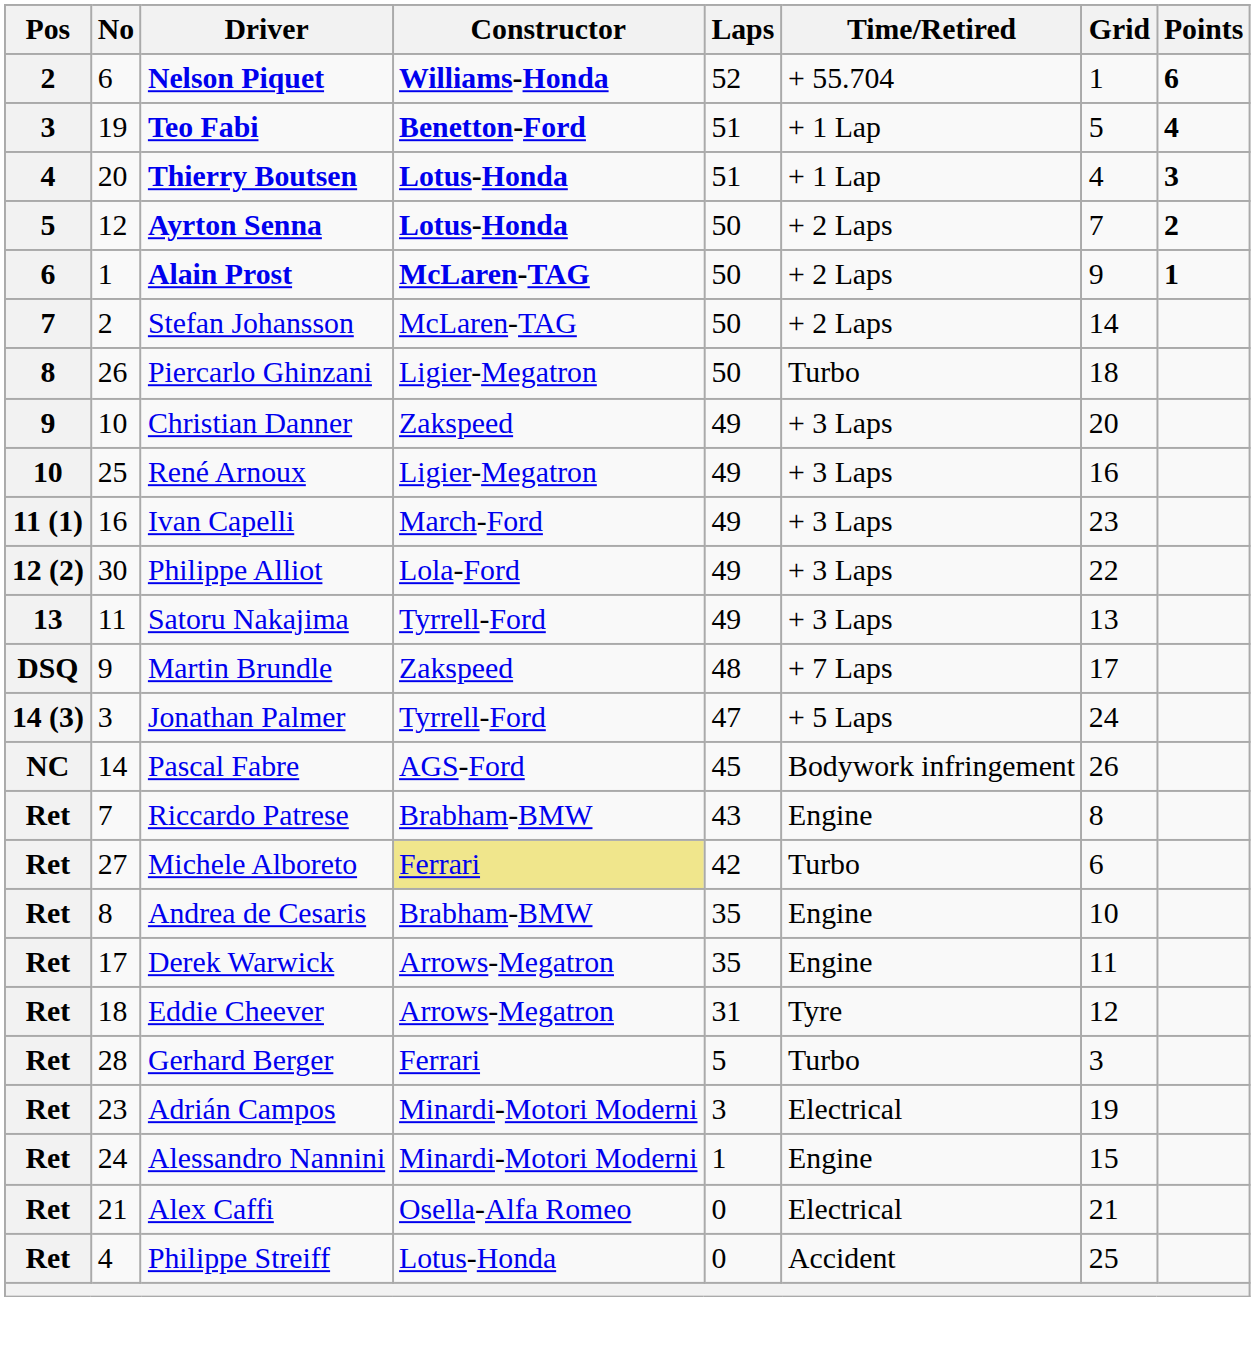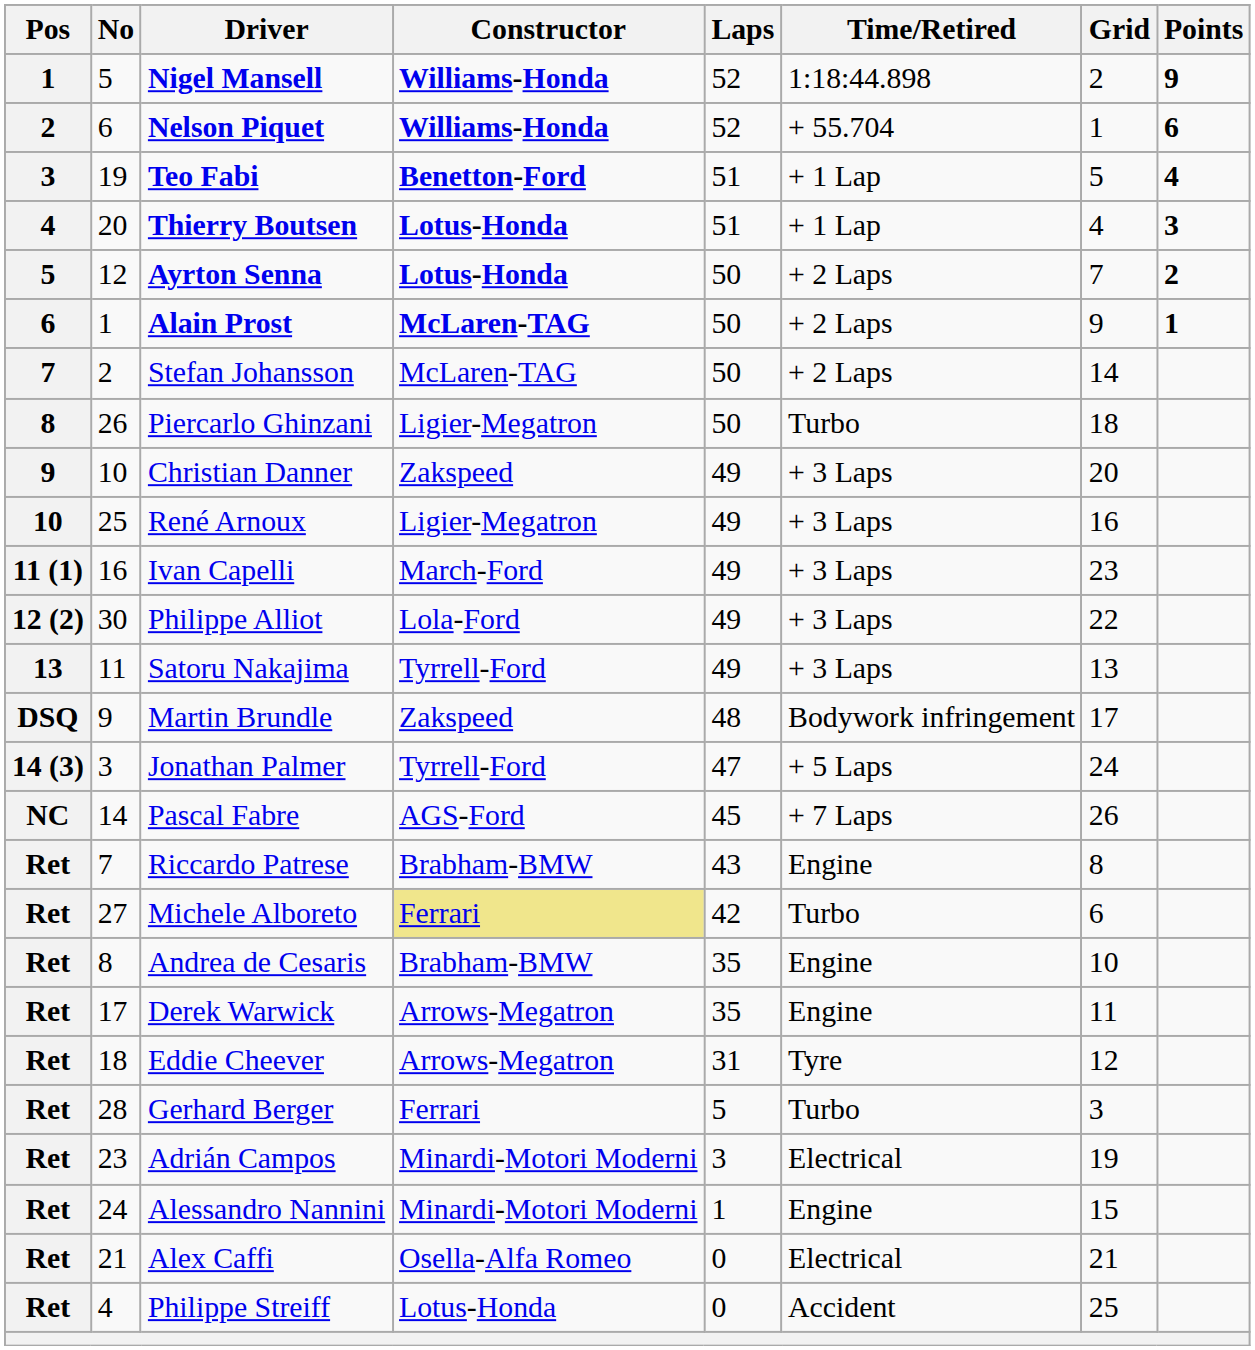+ row: (235, 78)
(840, 667) + 7 Laps -> (932, 716) Bodywork infringement
(932, 766) Bodywork infringement -> (840, 815) + 7 Laps
